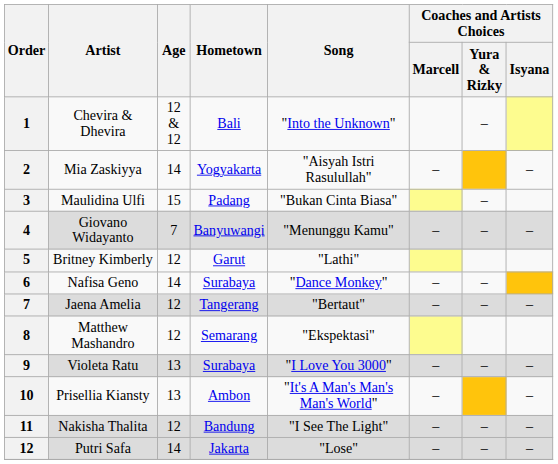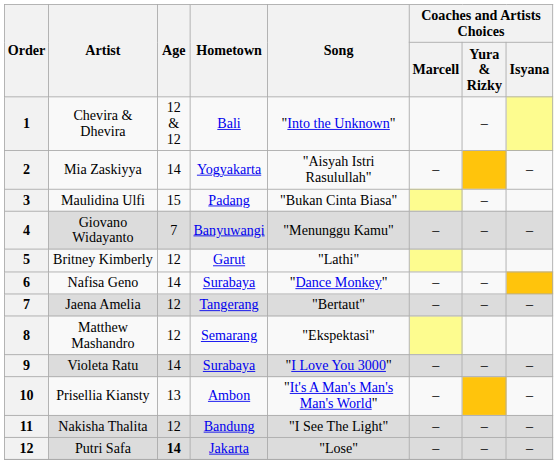(174, 365) 13 -> (174, 365) 14
(174, 448) normal -> (174, 448) bold
